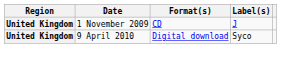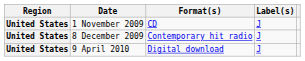(40, 24) United Kingdom -> (37, 24) United States
+ row: (108, 37)
(40, 37) United Kingdom -> (37, 50) United States
(242, 37) Syco -> (259, 50) J
